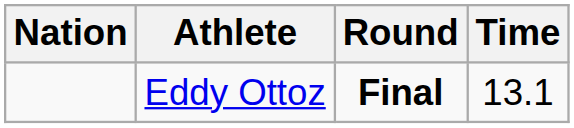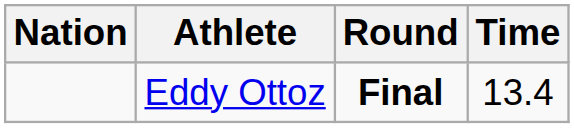(518, 91) 13.1 -> (518, 91) 13.4
